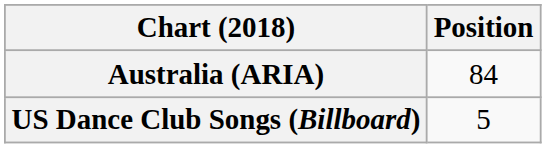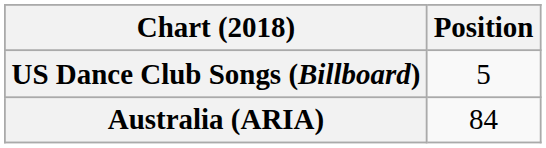rows swapped: (216, 73) <-> (216, 119)
